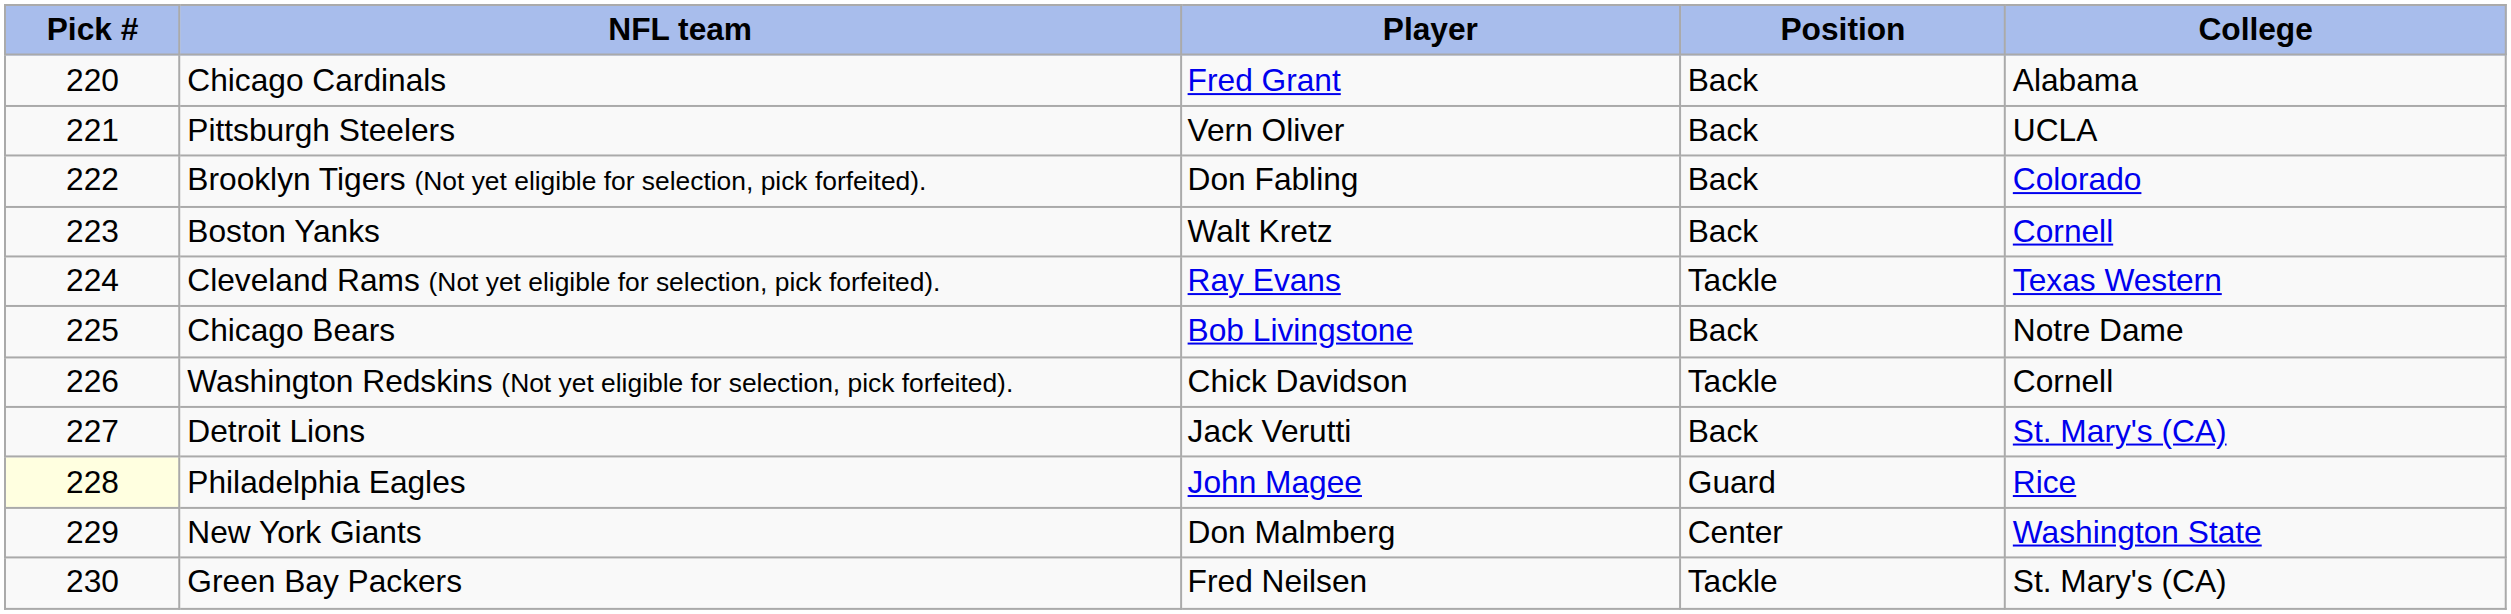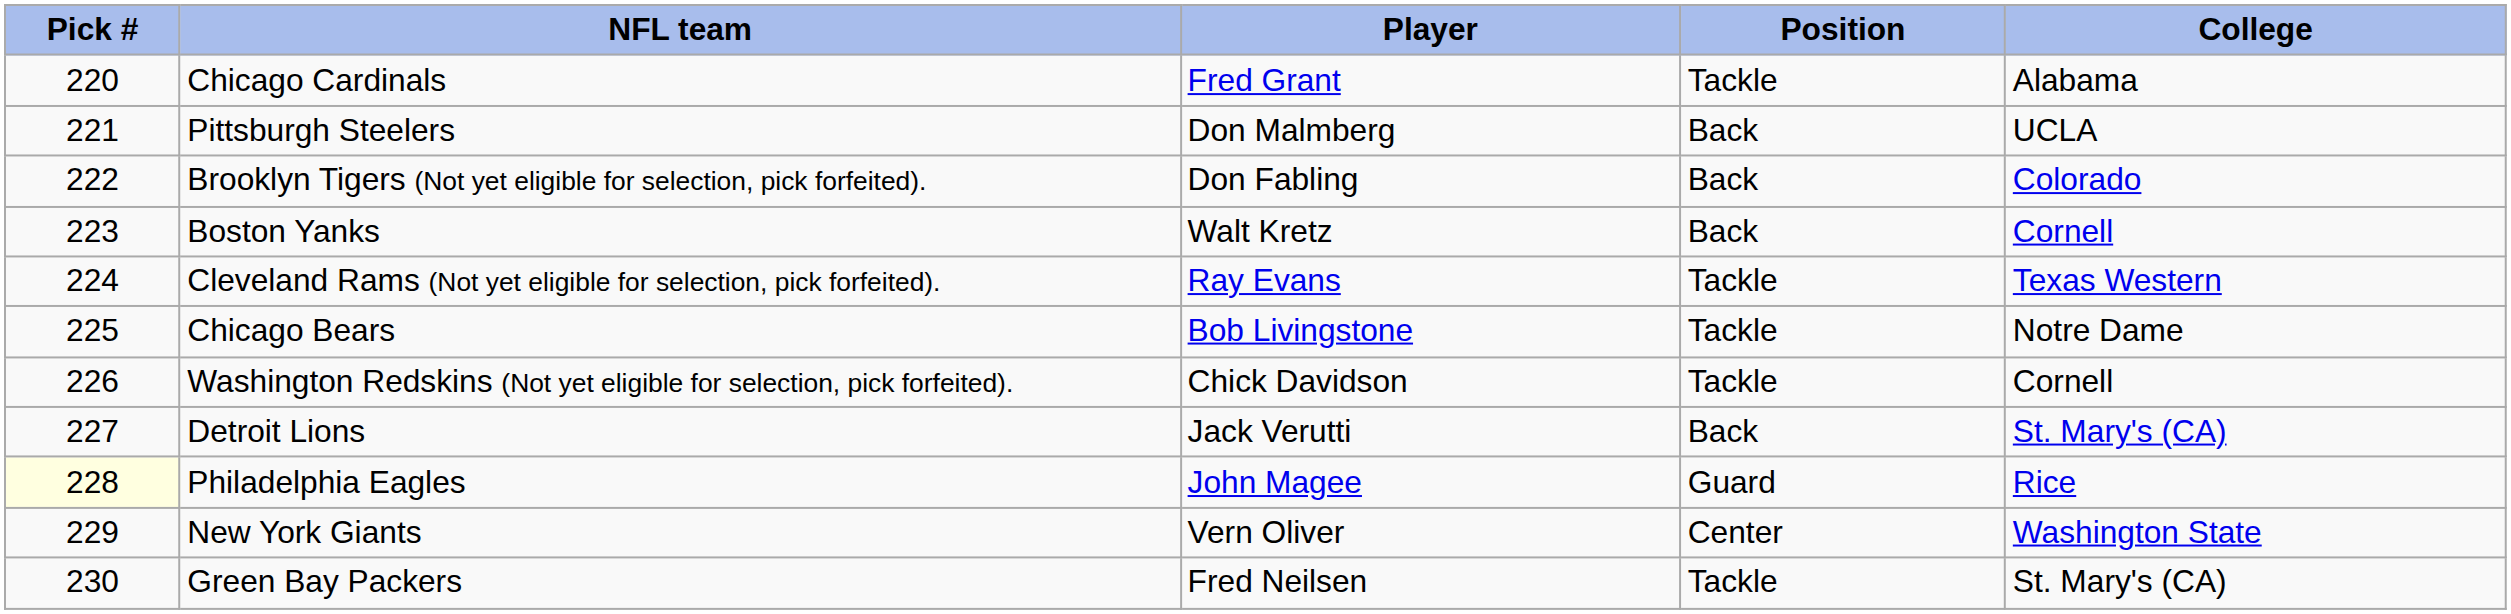(1723, 79) Back -> (1733, 79) Tackle
(1266, 130) Vern Oliver -> (1291, 130) Don Malmberg
(1723, 331) Back -> (1733, 331) Tackle
(1291, 532) Don Malmberg -> (1266, 532) Vern Oliver
